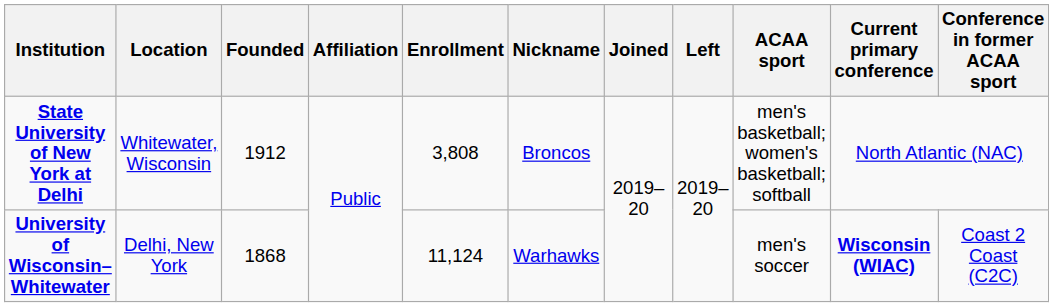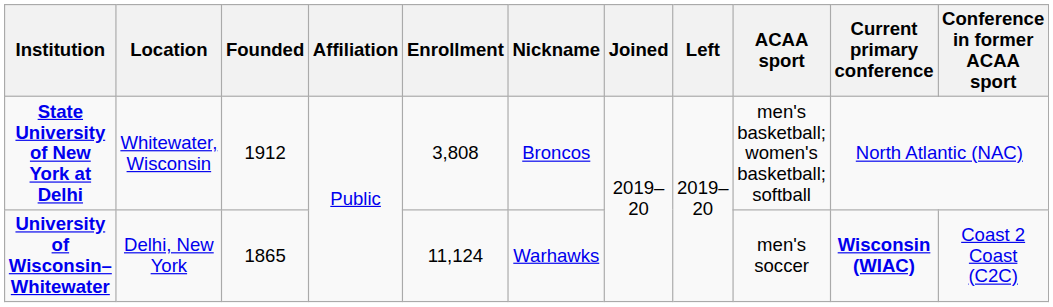(265, 255) 1868 -> (265, 255) 1865
